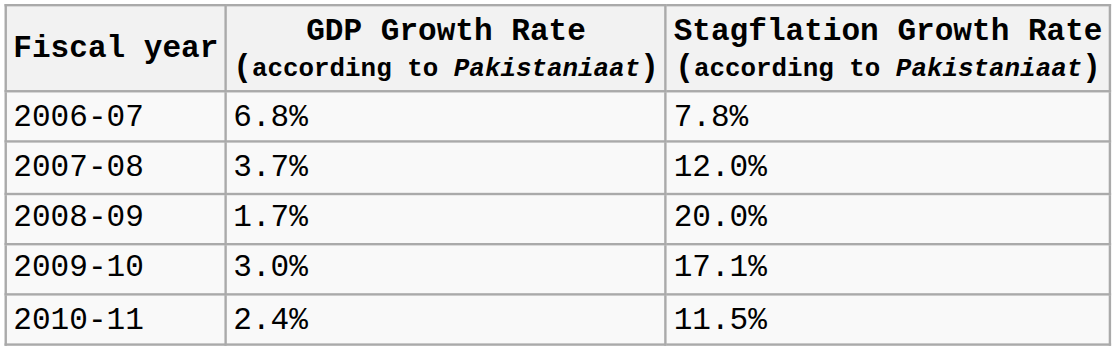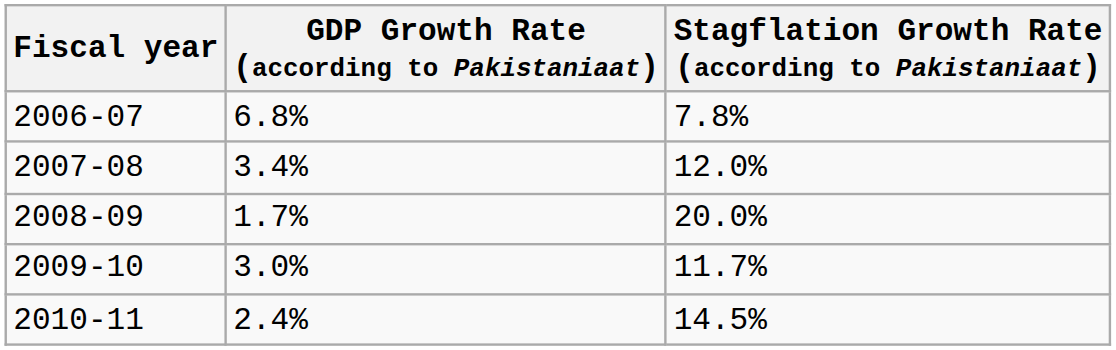(271, 168) 3.7% -> (271, 168) 3.4%
(720, 269) 17.1% -> (720, 269) 11.7%
(720, 320) 11.5% -> (720, 320) 14.5%
